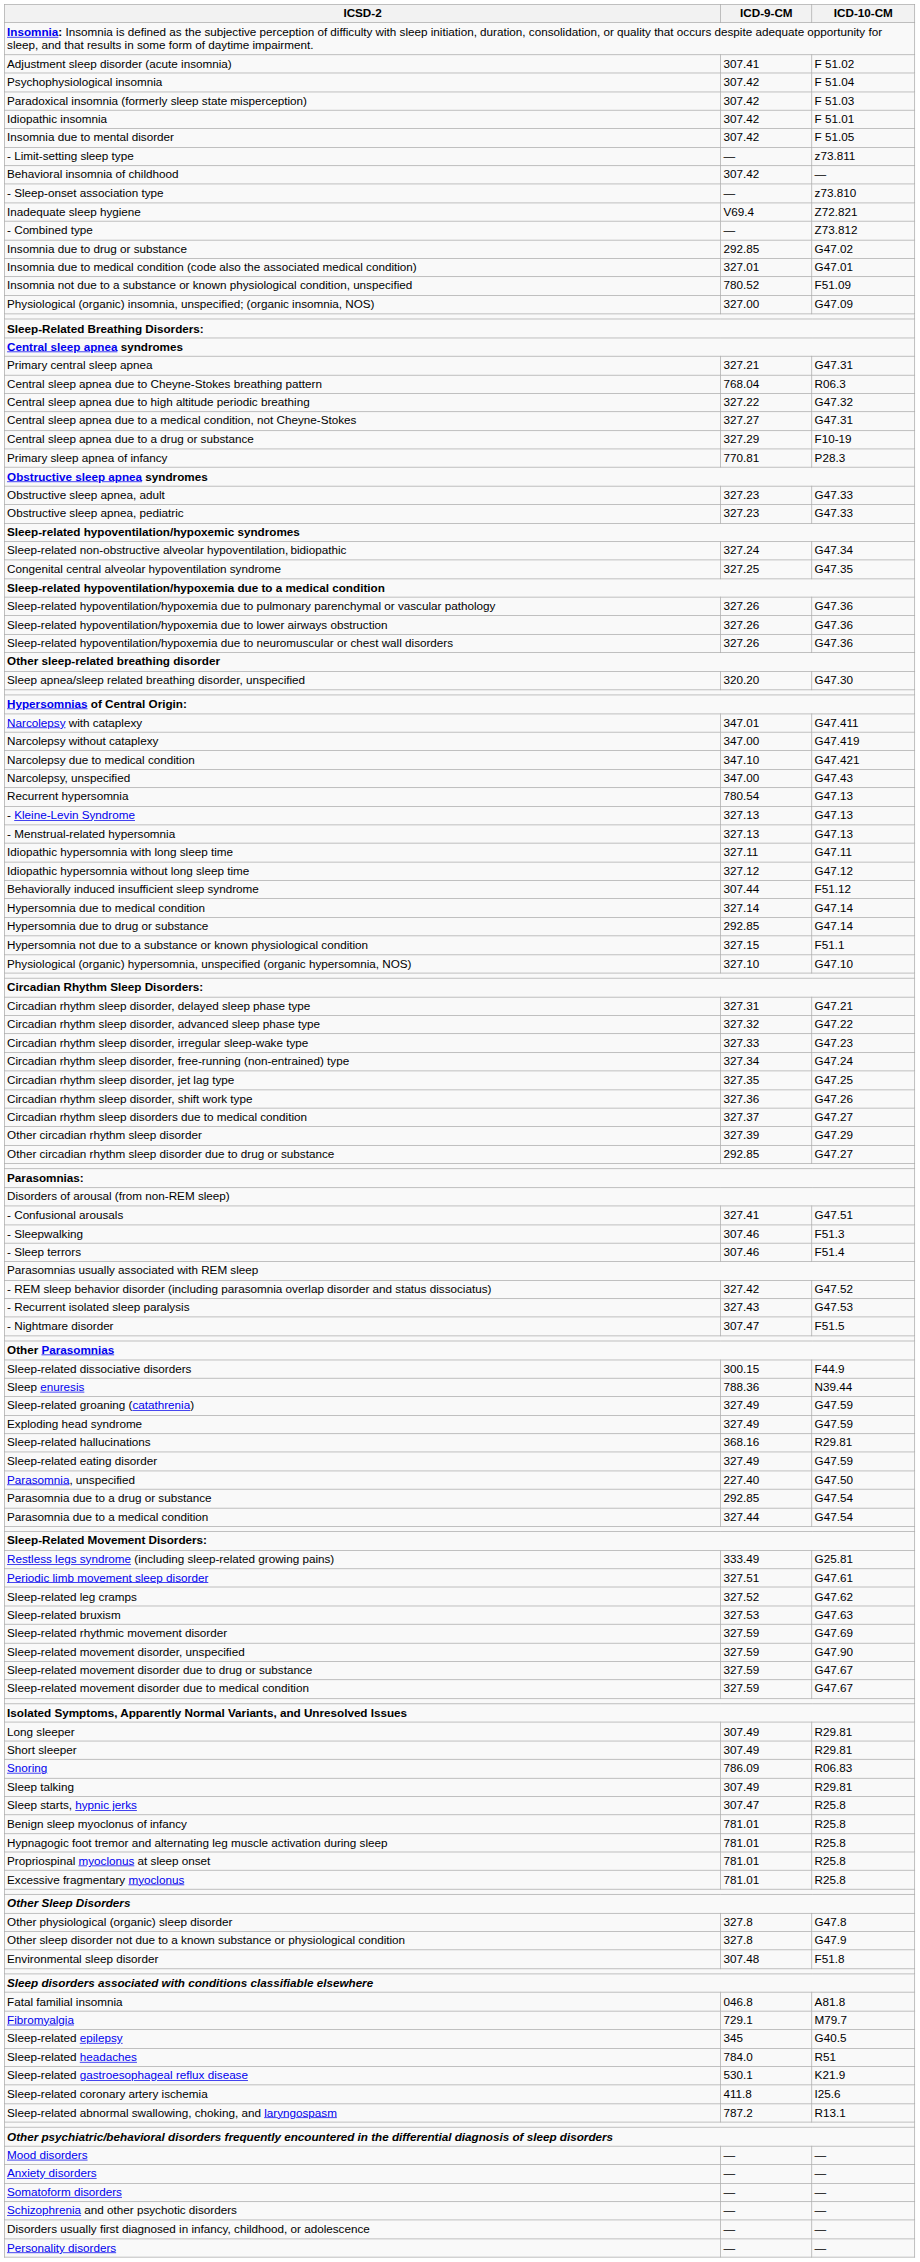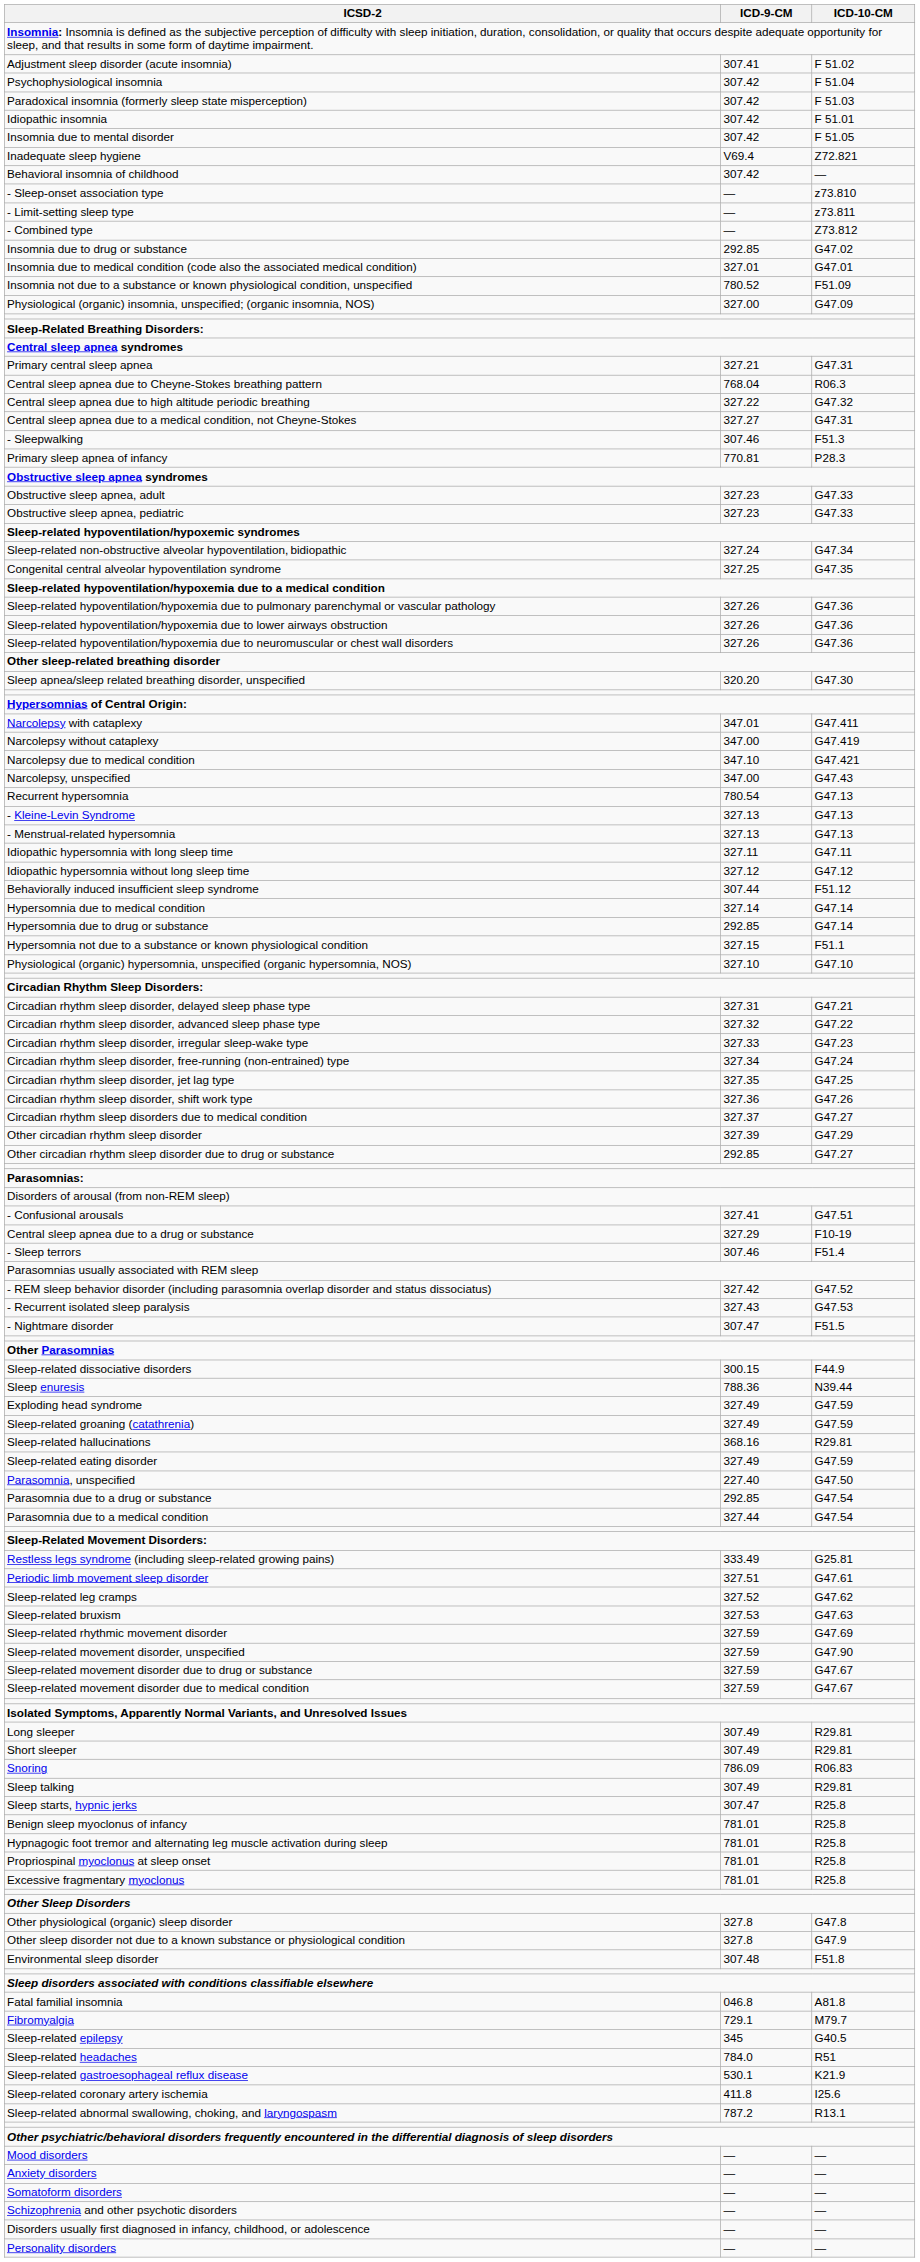rows swapped: (74, 212) <-> (70, 156)
rows swapped: (130, 439) <-> (45, 1233)
rows swapped: (101, 1406) <-> (75, 1424)
